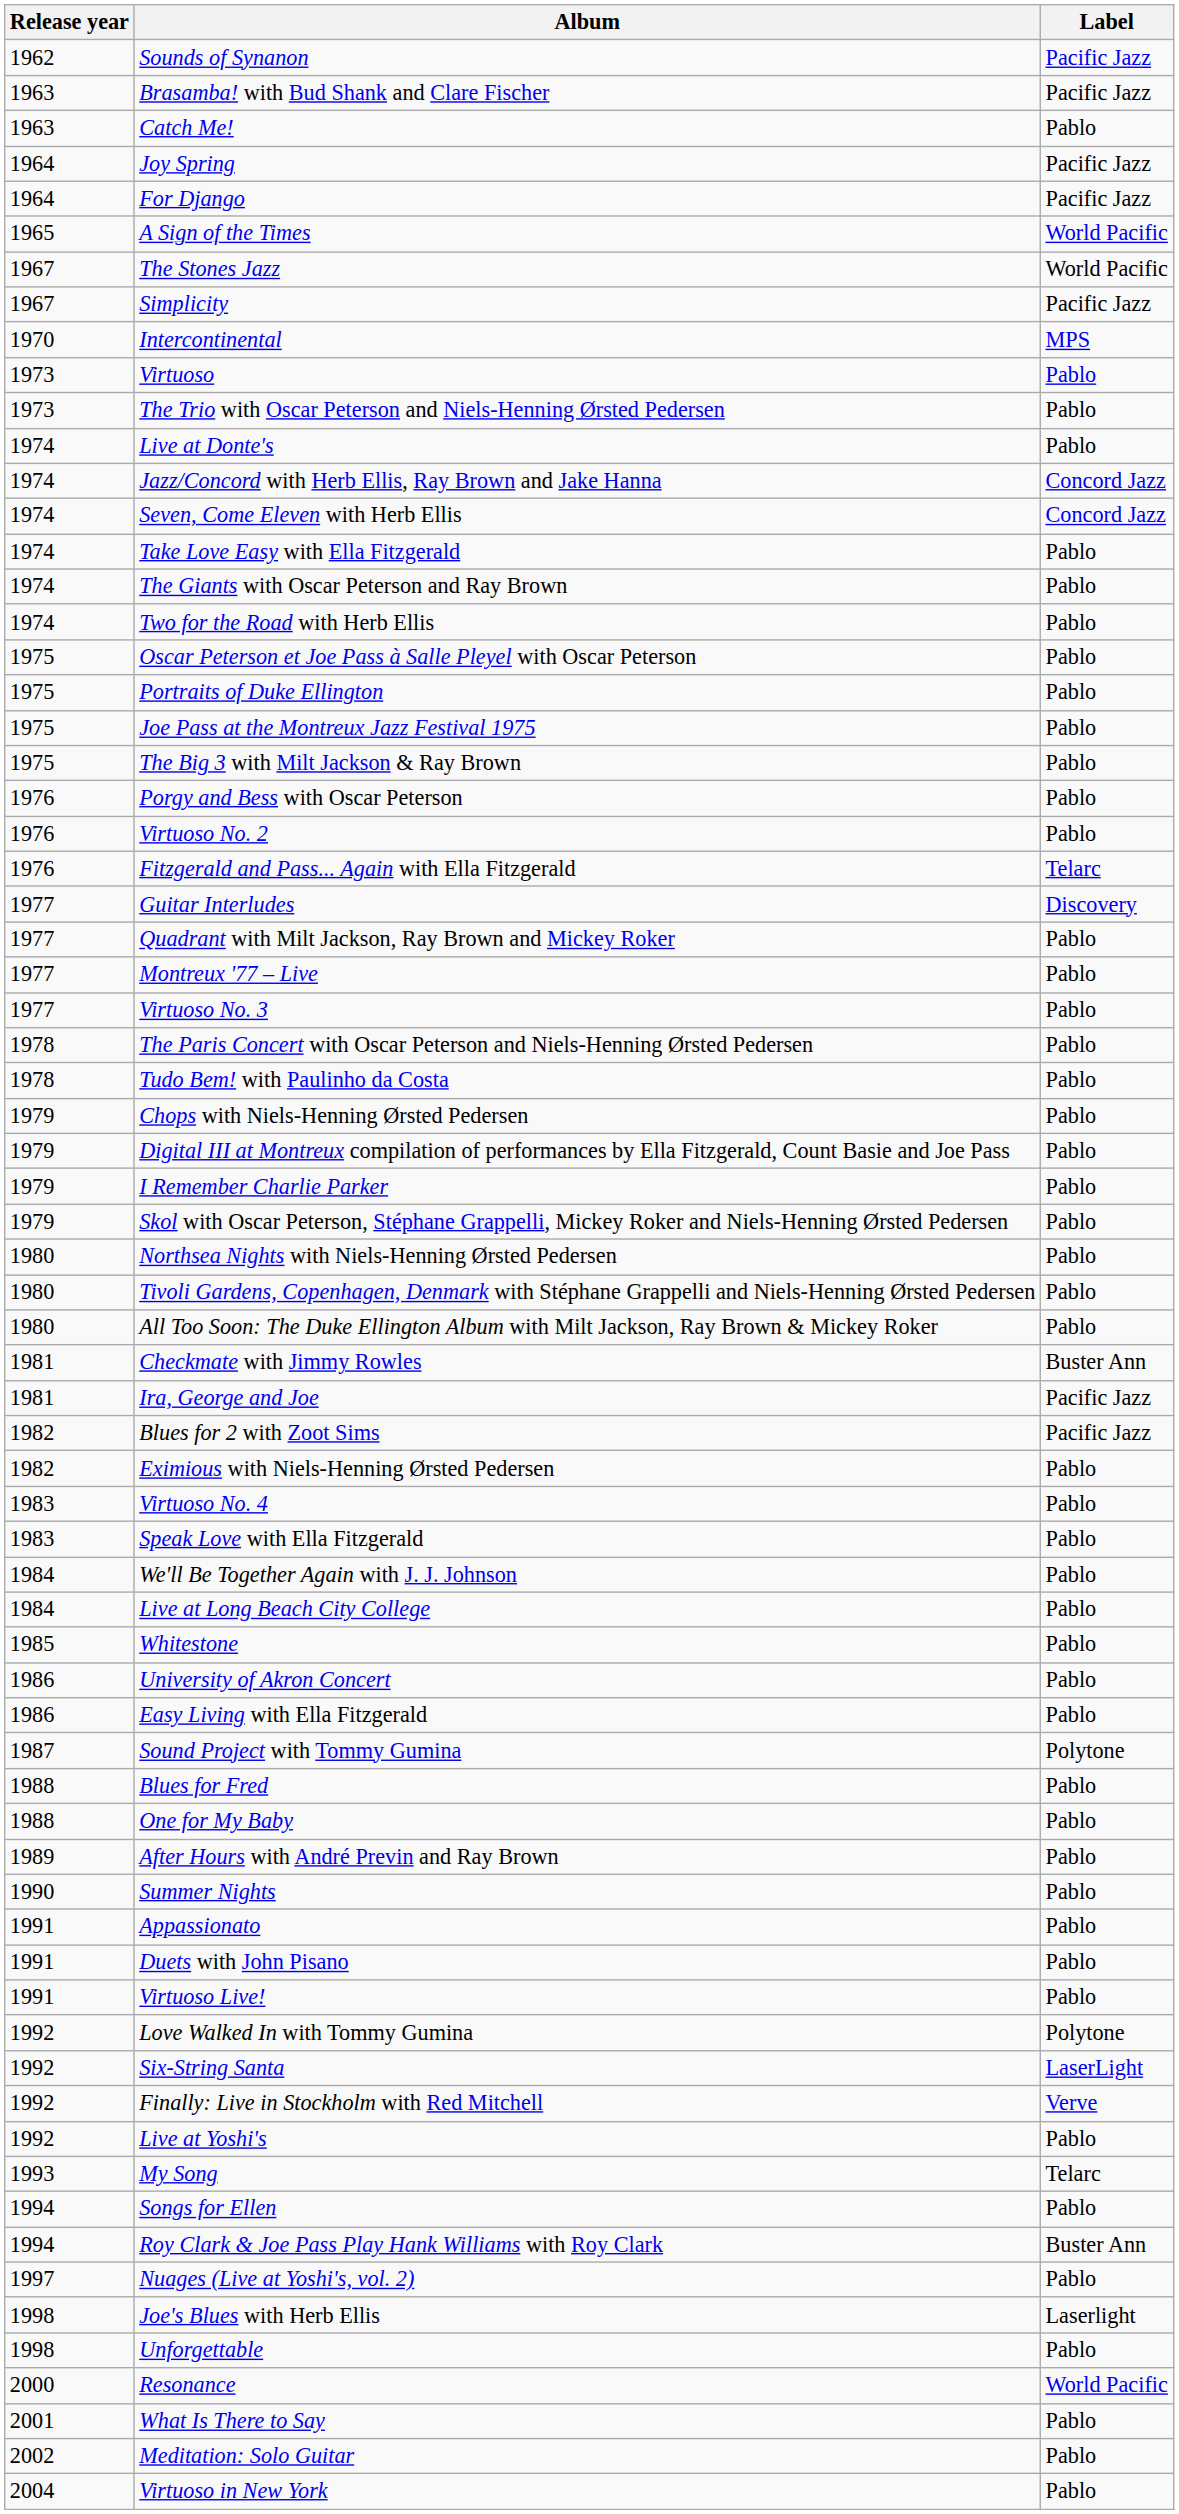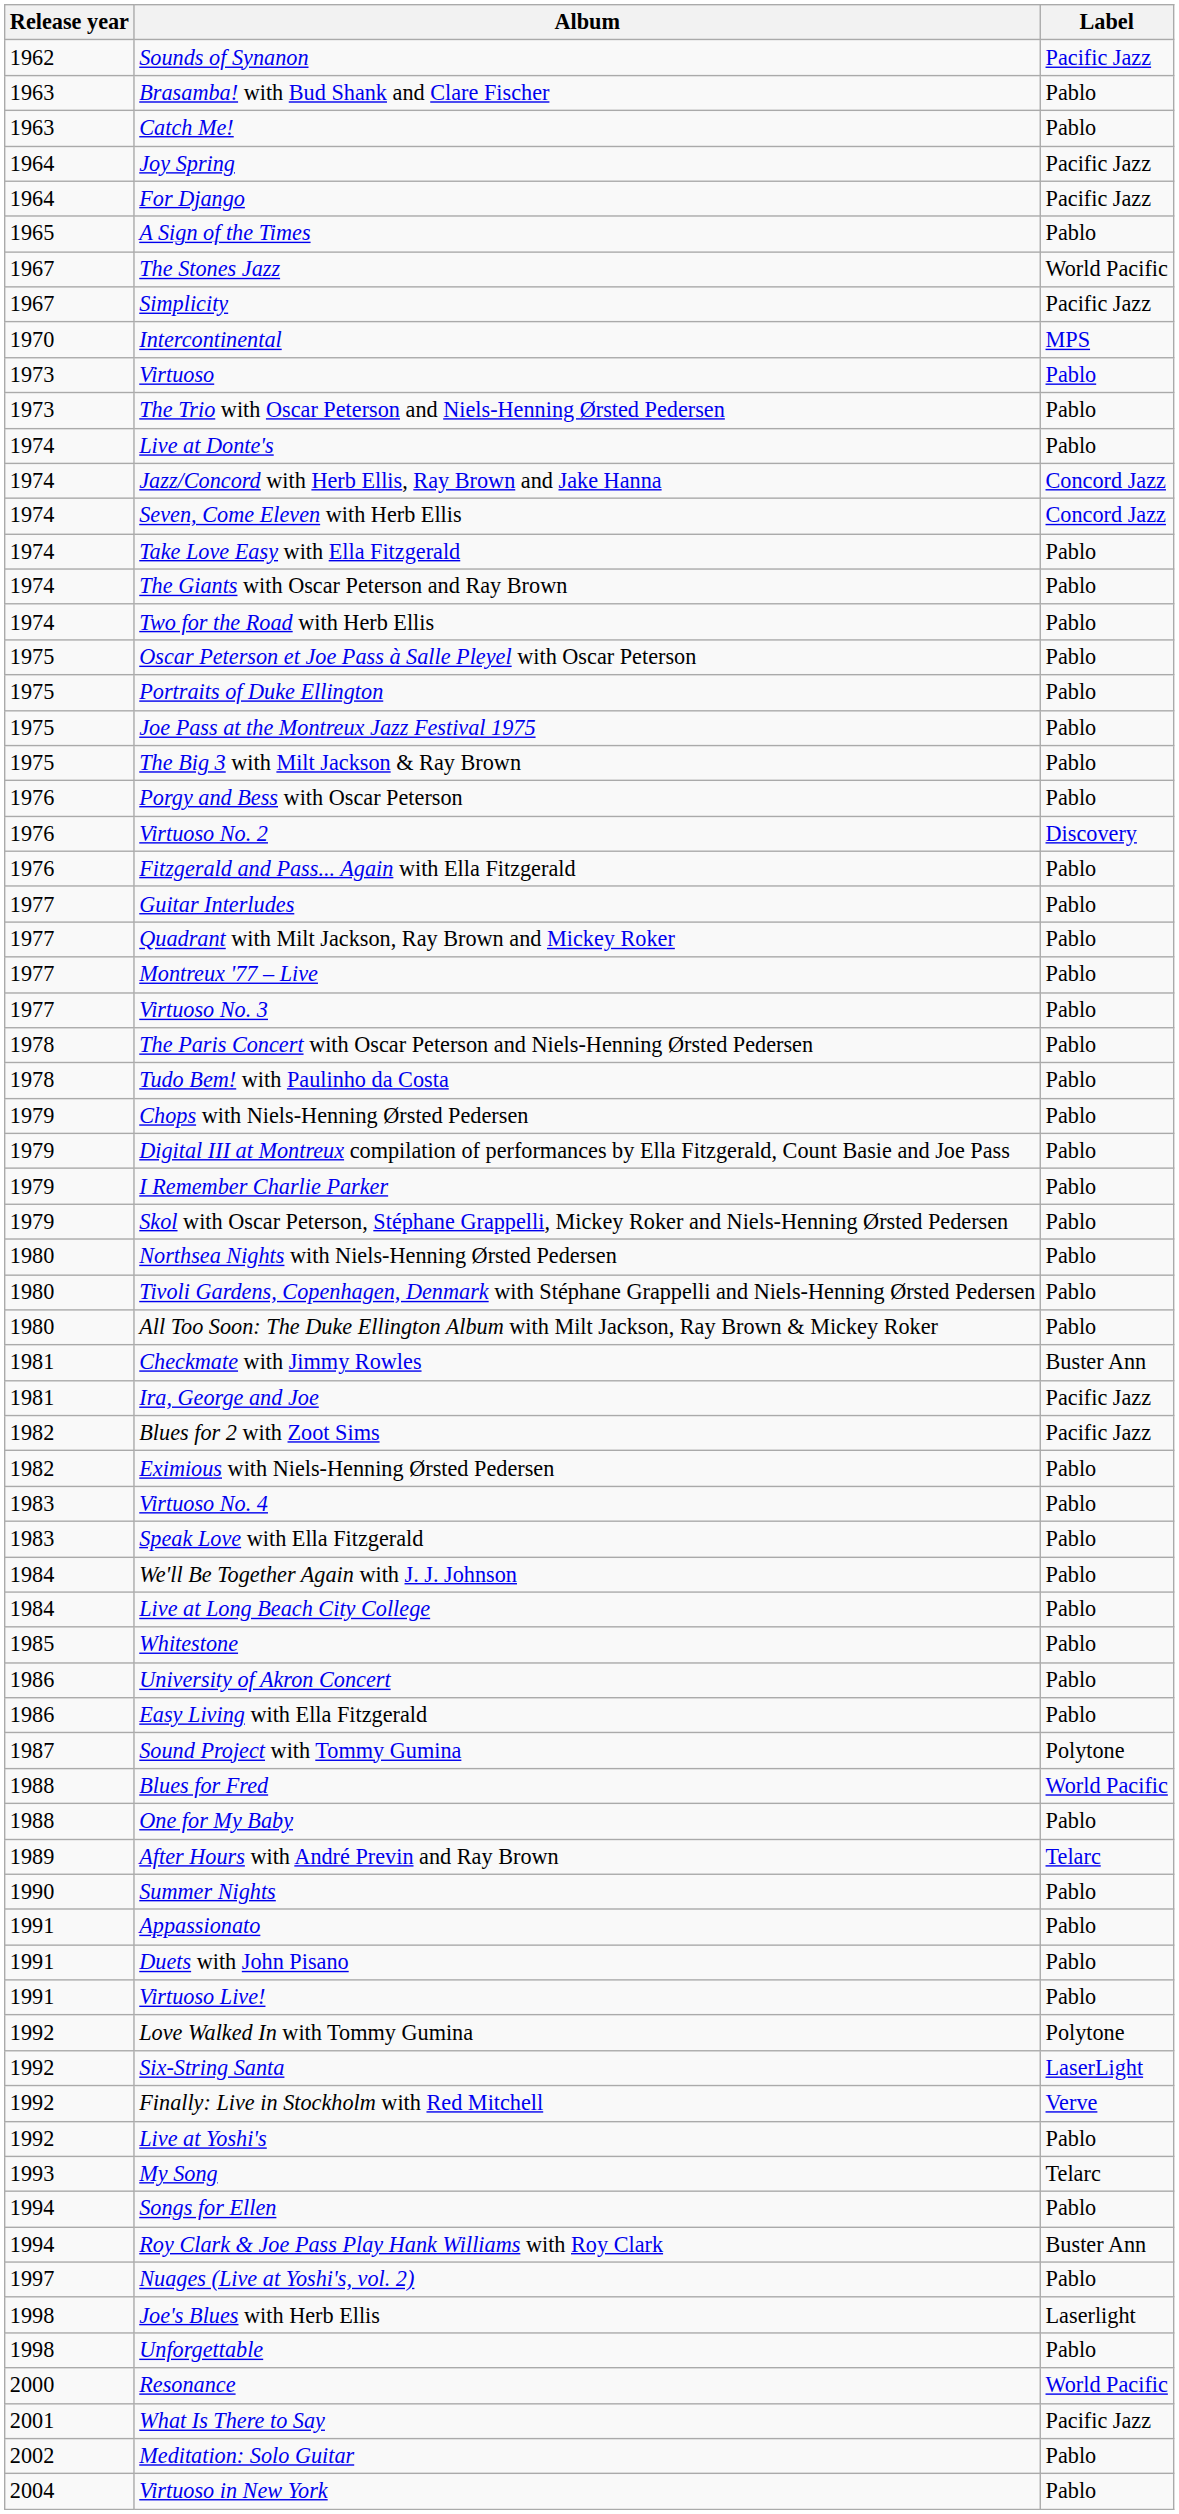(1098, 92) Pacific Jazz -> (1071, 92) Pablo
(1107, 233) World Pacific -> (1071, 233) Pablo
(1071, 833) Pablo -> (1091, 833) Discovery
(1073, 868) Telarc -> (1071, 868) Pablo
(1091, 903) Discovery -> (1071, 903) Pablo
(1071, 1785) Pablo -> (1107, 1785) World Pacific
(1071, 1856) Pablo -> (1073, 1856) Telarc
(1071, 2420) Pablo -> (1098, 2420) Pacific Jazz
